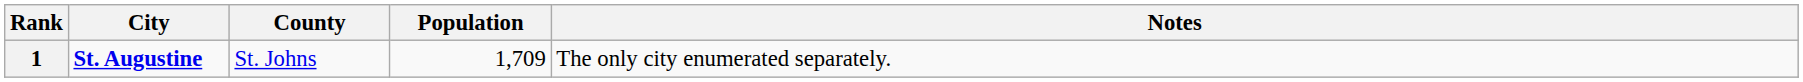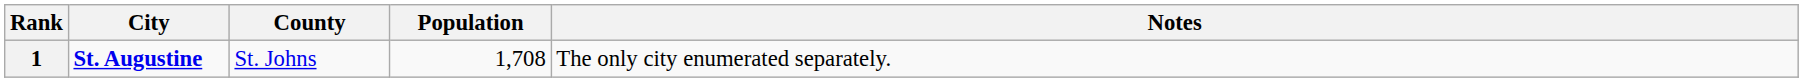(520, 58) 1,709 -> (520, 58) 1,708
